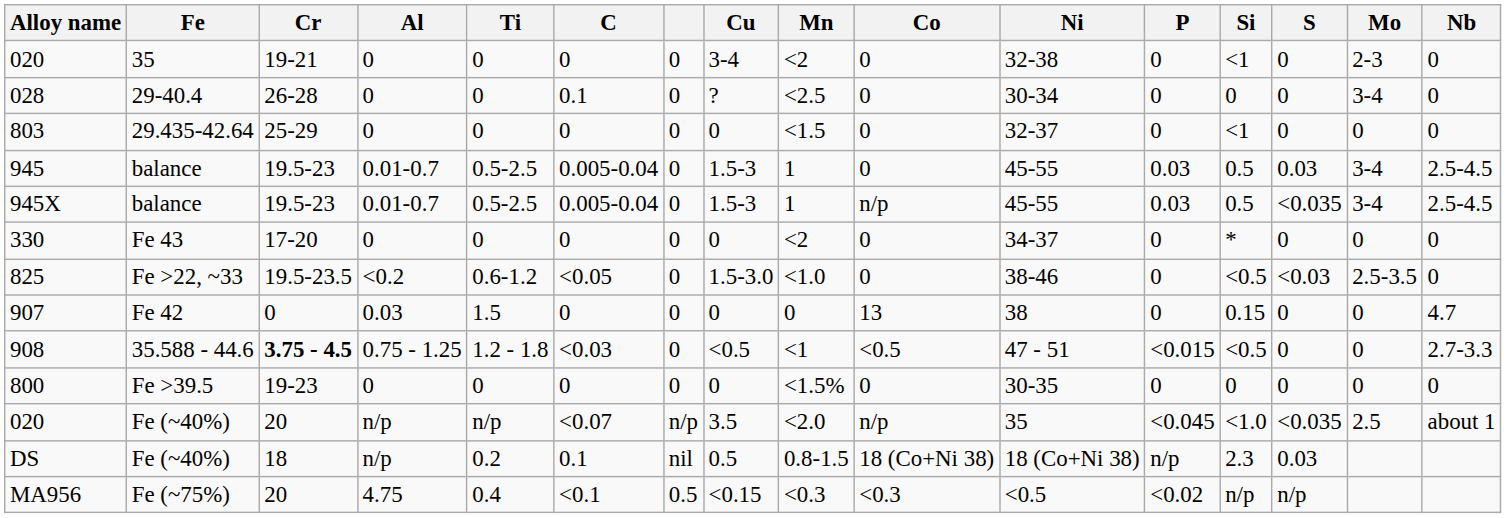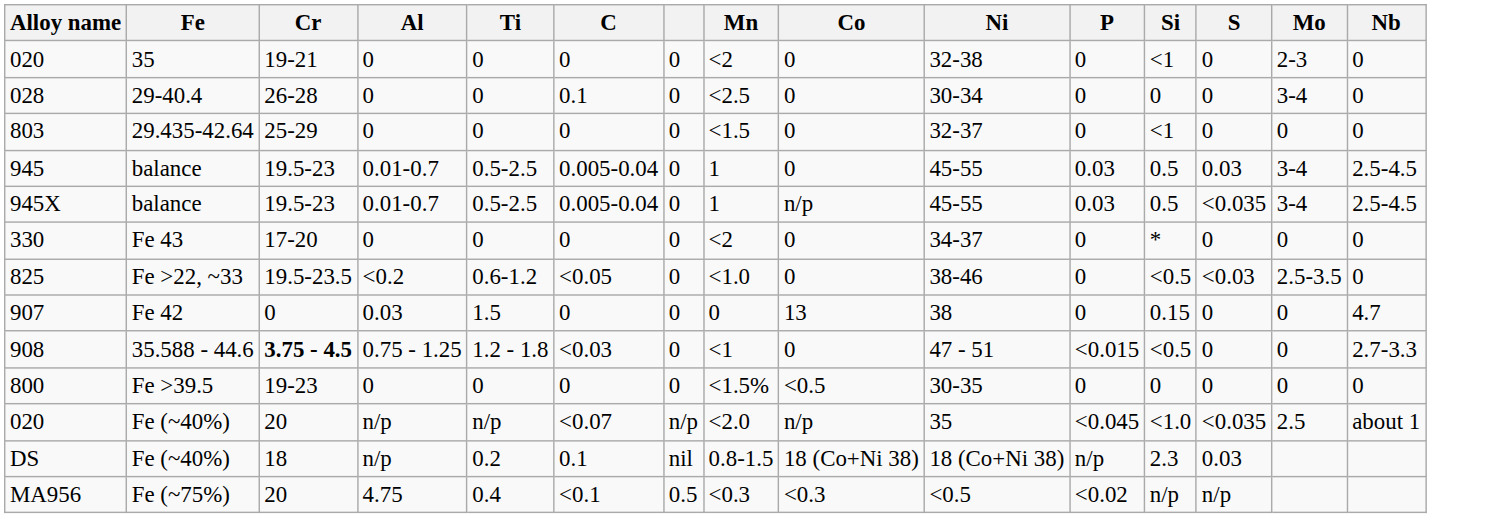- column: (741, 22)
(880, 349) <0.5 -> (790, 349) 0
(865, 385) 0 -> (805, 385) <0.5
